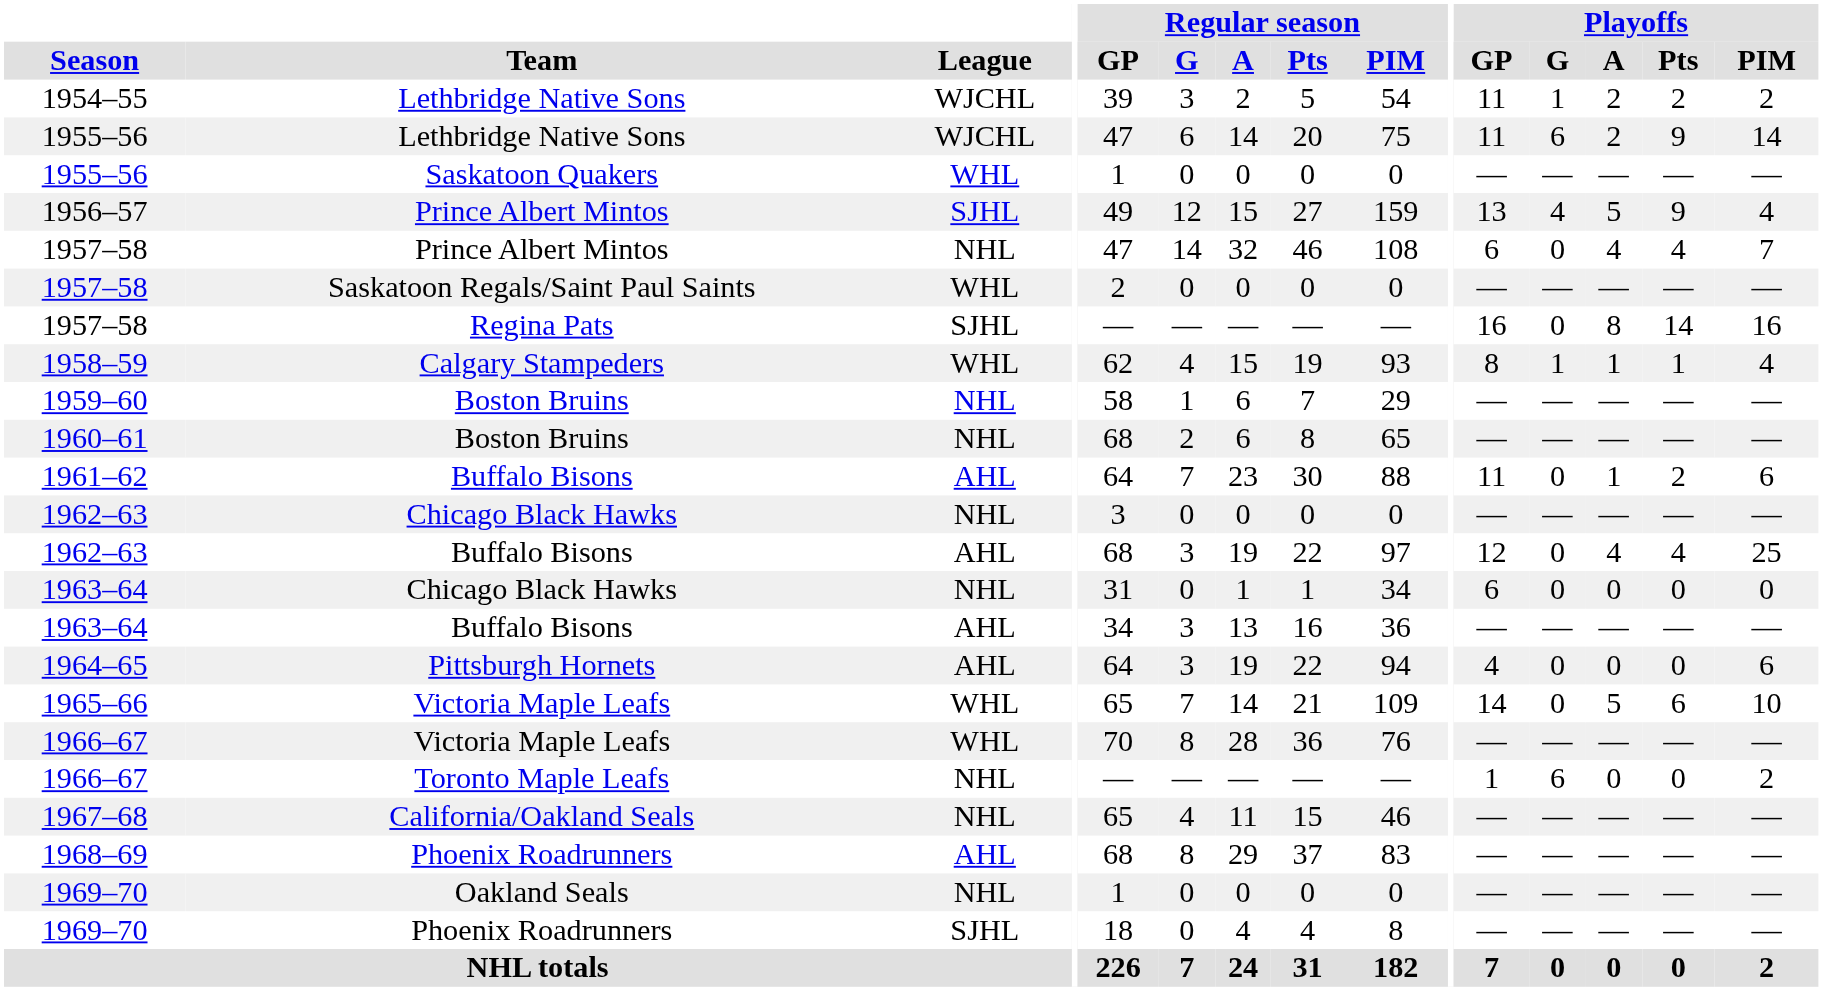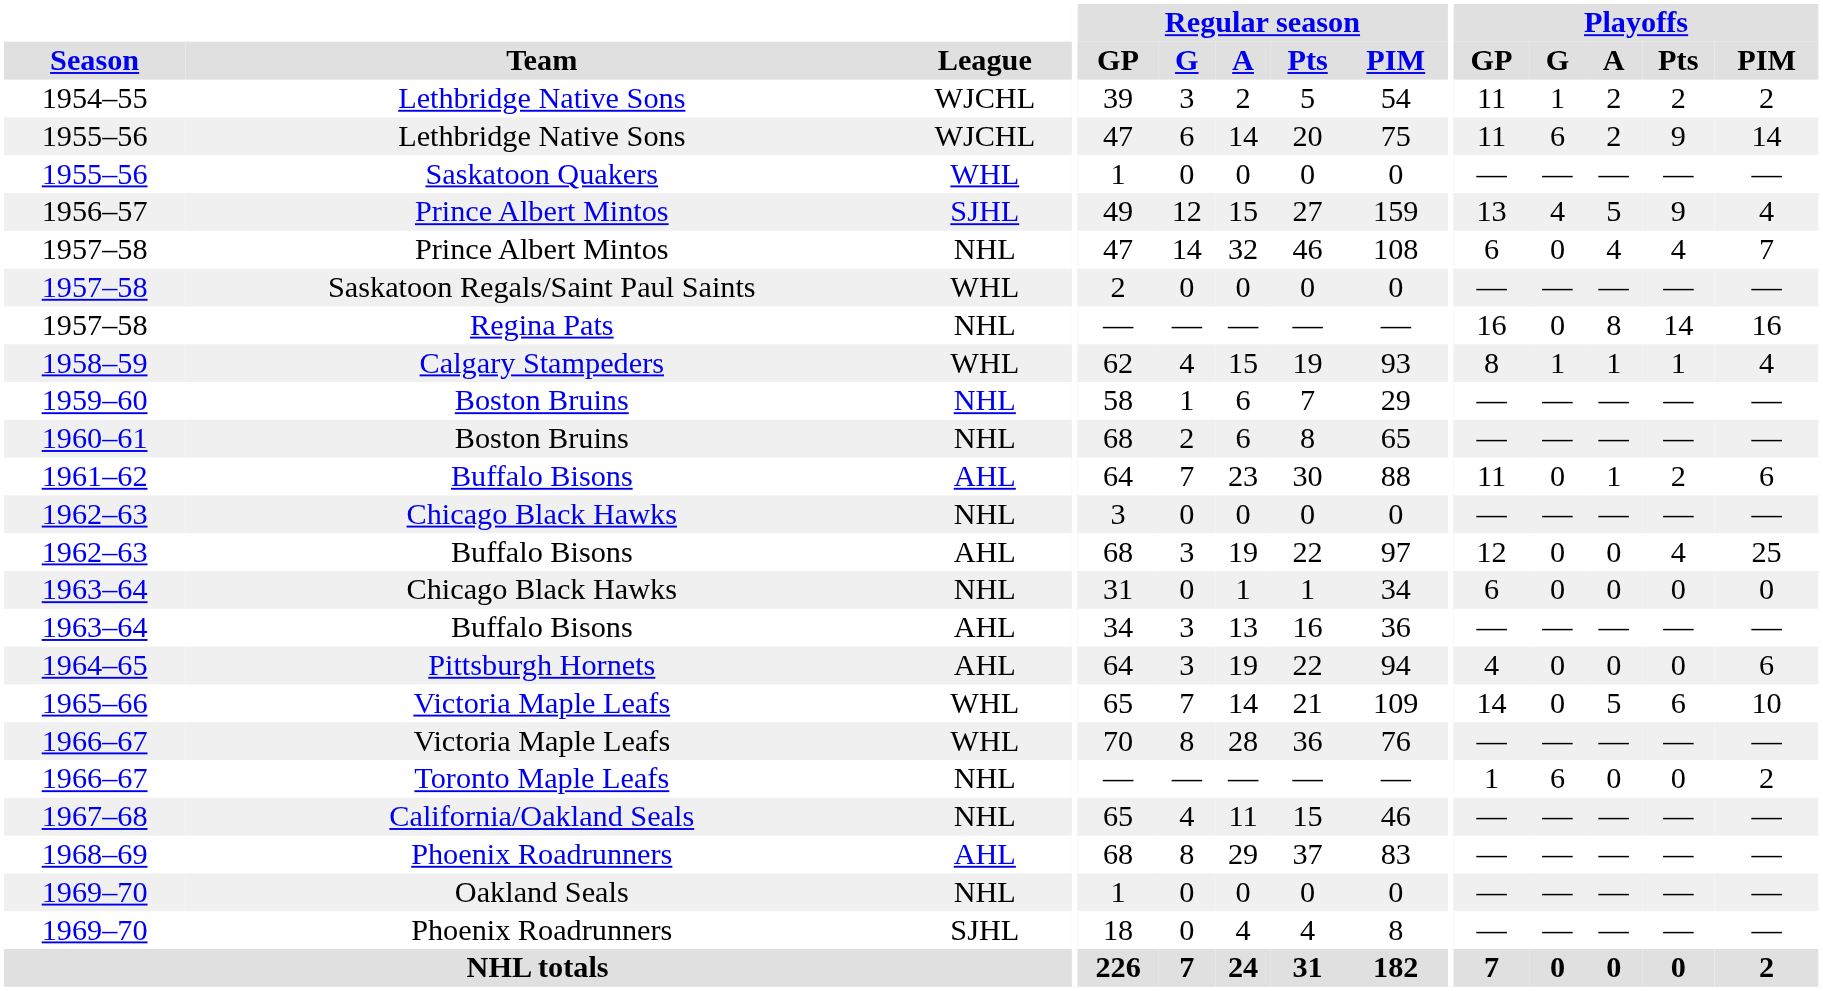(985, 324) SJHL -> (985, 324) NHL
(1614, 551) 4 -> (1614, 551) 0
